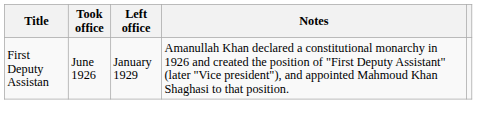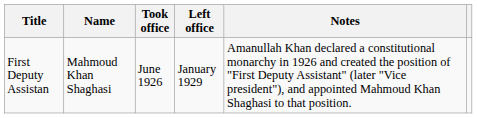+ column: (99, 21)
